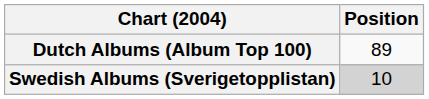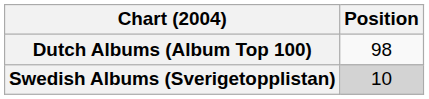(381, 49) 89 -> (381, 49) 98
